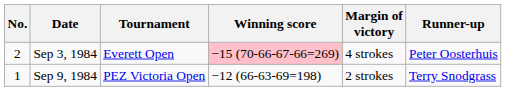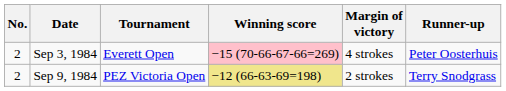(17, 75) 1 -> (17, 75) 2
(266, 75) no background -> (266, 75) khaki background
